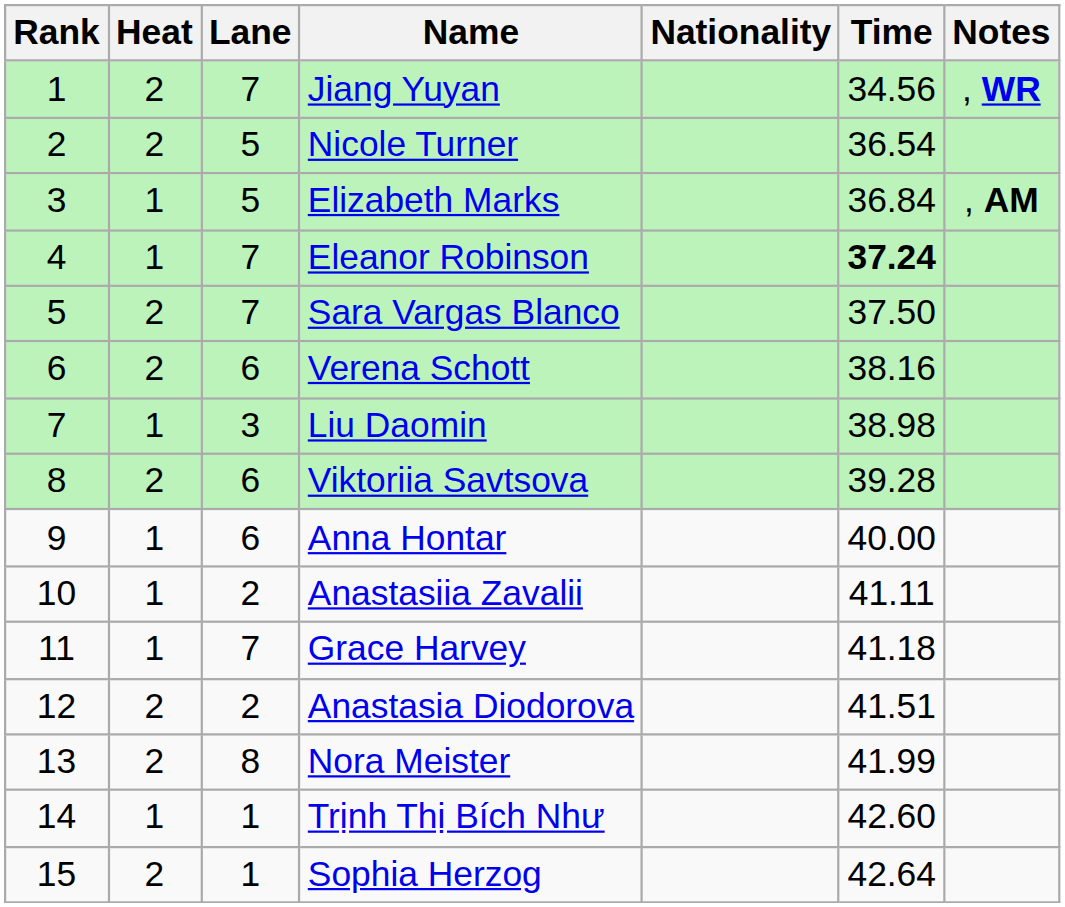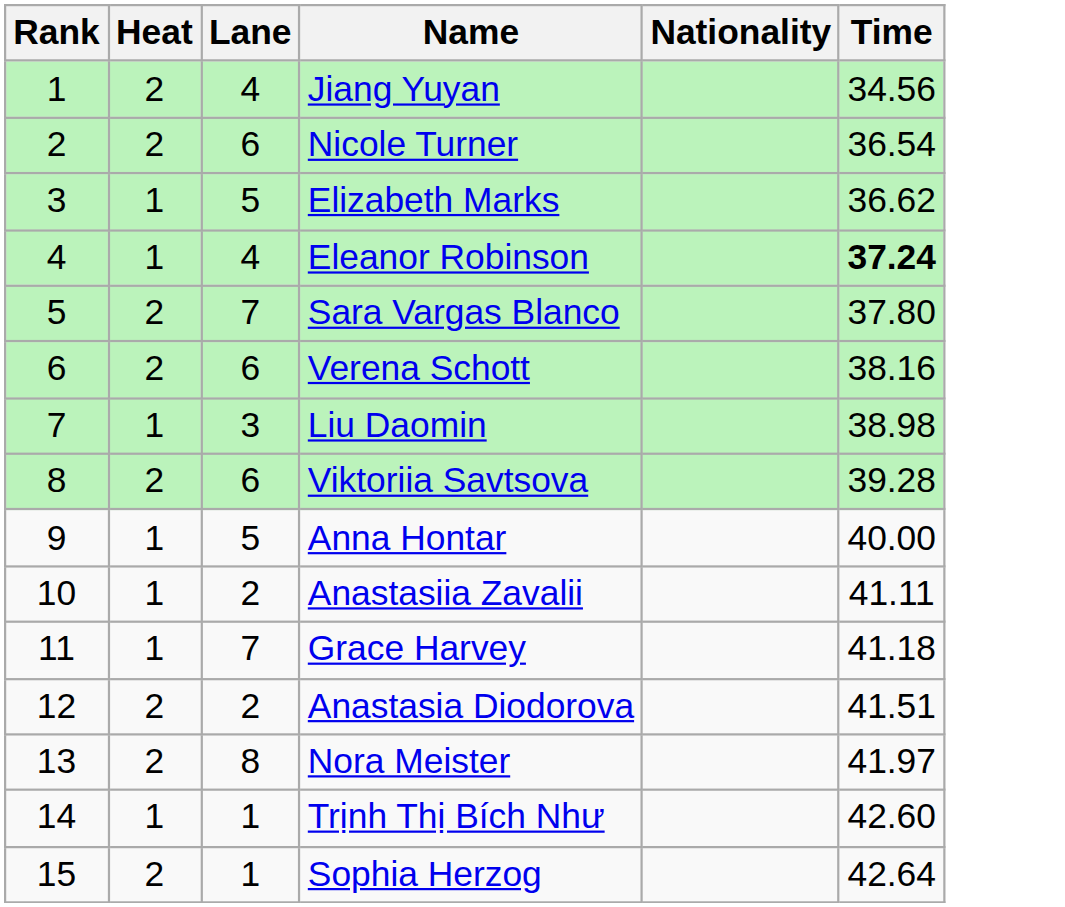- column: (1001, 32)
(250, 88) 7 -> (250, 88) 4
(250, 144) 5 -> (250, 144) 6
(892, 200) 36.84 -> (892, 200) 36.62
(250, 256) 7 -> (250, 256) 4
(892, 312) 37.50 -> (892, 312) 37.80
(250, 537) 6 -> (250, 537) 5
(892, 761) 41.99 -> (892, 761) 41.97
